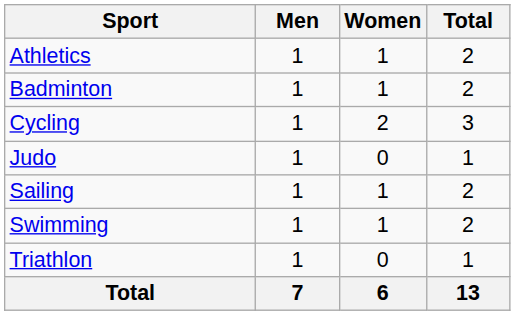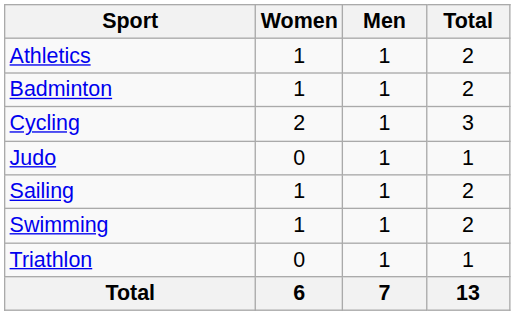columns swapped: (298, 21) <-> (383, 21)
